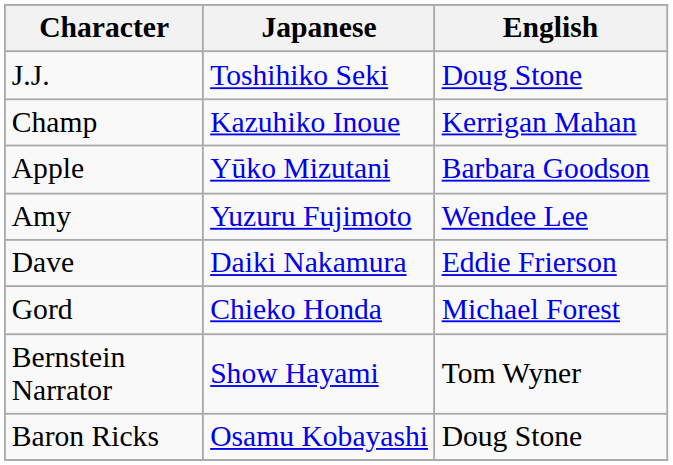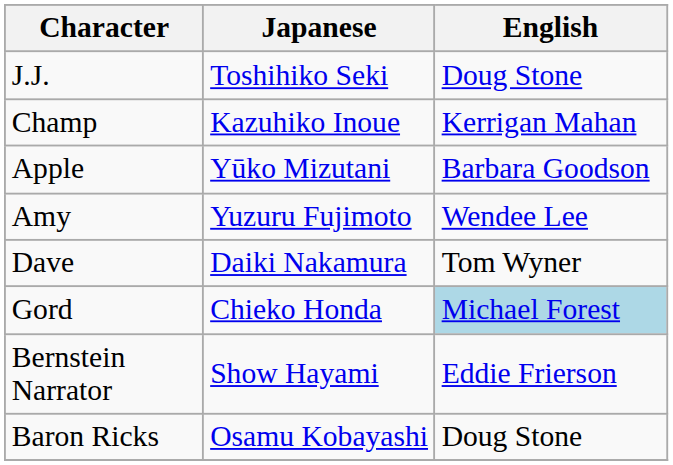(529, 262) Eddie Frierson -> (511, 262) Tom Wyner
(531, 309) no background -> (531, 309) lightblue background
(511, 373) Tom Wyner -> (529, 373) Eddie Frierson
